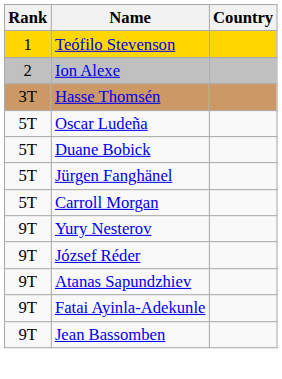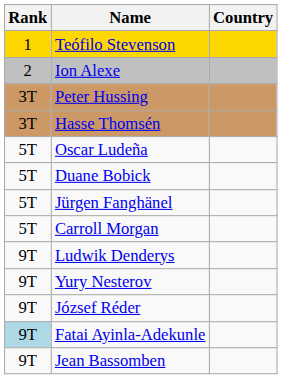+ row: (101, 96)
+ row: (115, 255)
- row: (123, 281)
(28, 307) no background -> (28, 334) lightblue background
